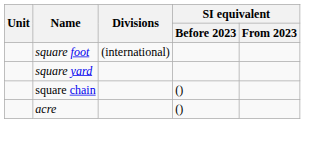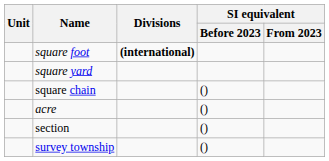(136, 52) normal -> (157, 52) bold
+ row: (52, 128)
+ row: (75, 147)
